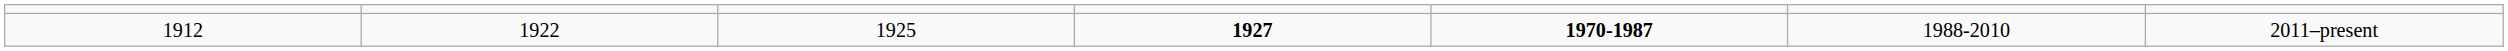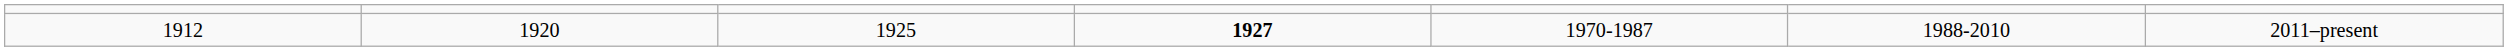(539, 29) 1922 -> (539, 29) 1920
(1609, 29) bold -> (1609, 29) normal
